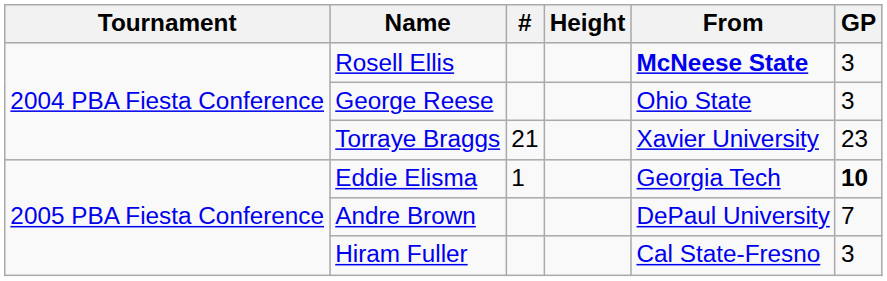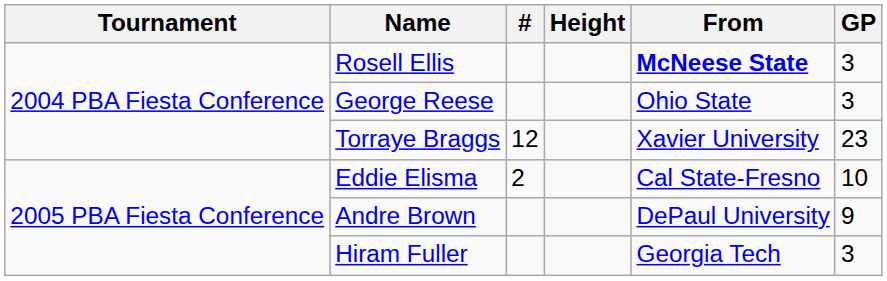(525, 139) 21 -> (525, 139) 12
(518, 178) 1 -> (518, 178) 2
(709, 178) Georgia Tech -> (728, 178) Cal State-Fresno
(855, 178) bold -> (855, 178) normal
(848, 216) 7 -> (848, 216) 9
(728, 255) Cal State-Fresno -> (709, 255) Georgia Tech
